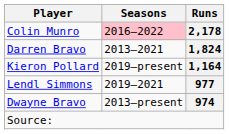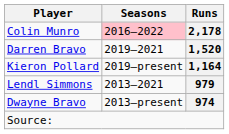(134, 49) 2013–2021 -> (134, 49) 2019–2021
(205, 49) 1,824 -> (205, 49) 1,520
(134, 85) 2019–2021 -> (134, 85) 2013–2021
(205, 85) 977 -> (205, 85) 979
